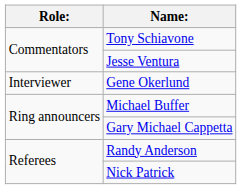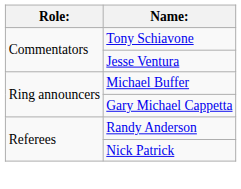- row: (148, 83)
